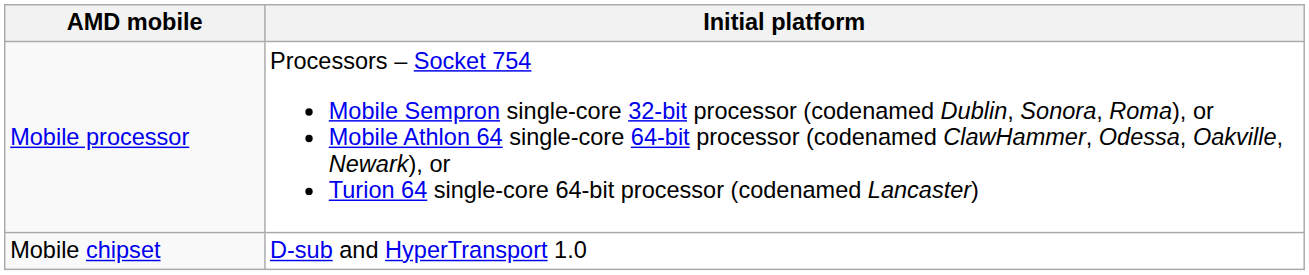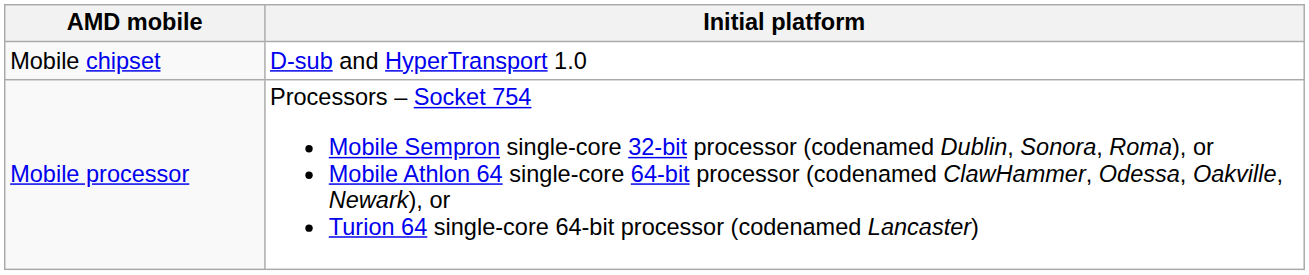rows swapped: (100, 136) <-> (85, 250)
